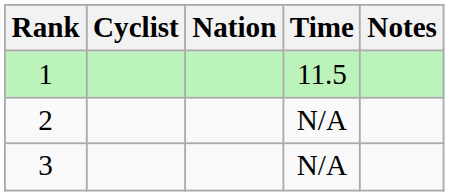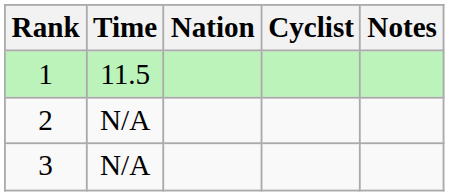columns swapped: (136, 27) <-> (322, 27)
